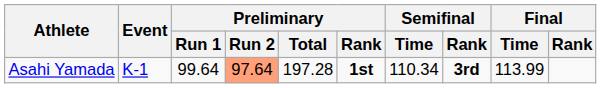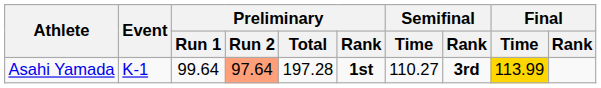(414, 70) 110.34 -> (414, 70) 110.27
(519, 70) no background -> (519, 70) gold background
